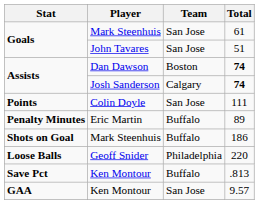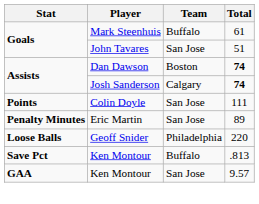(185, 31) San Jose -> (183, 31) Buffalo
(183, 119) Buffalo -> (185, 119) San Jose
- row: (40, 137)
